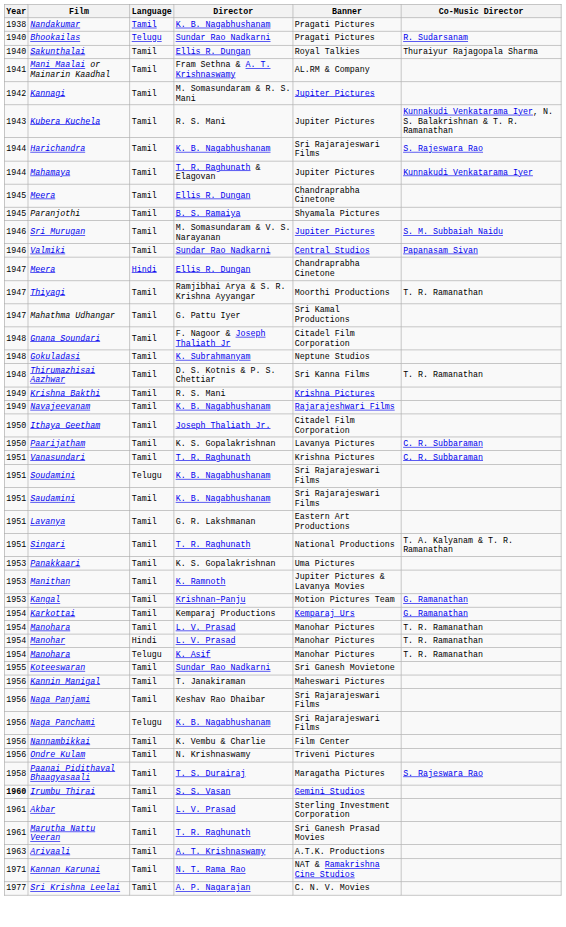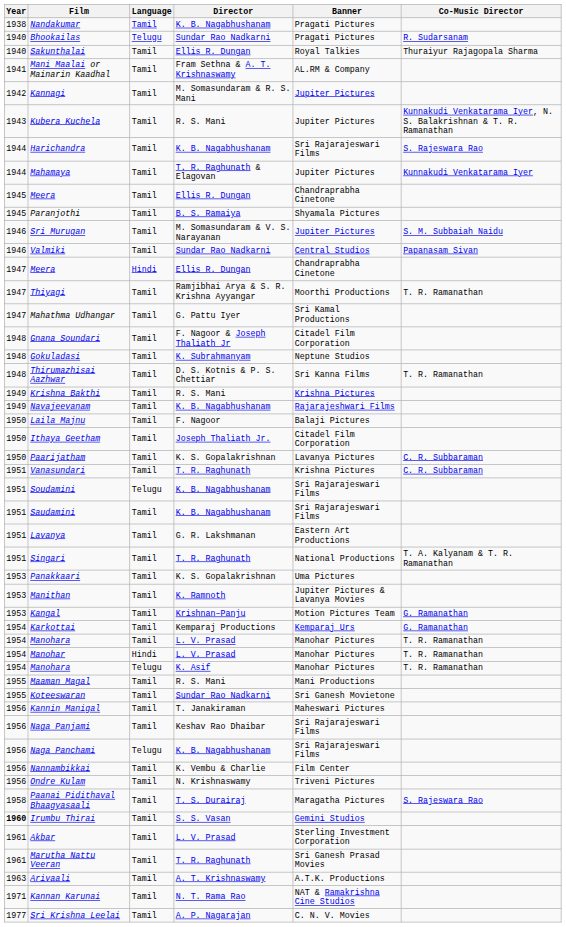+ row: (58, 421)
+ row: (60, 682)
